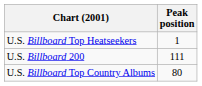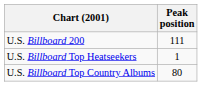rows swapped: (72, 40) <-> (45, 56)
